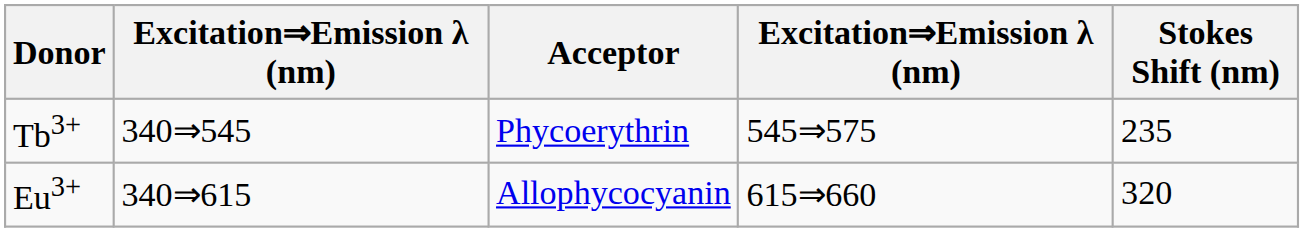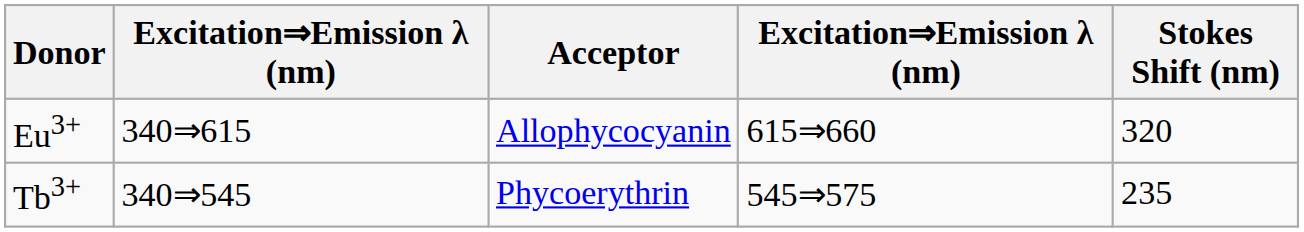rows swapped: (47, 193) <-> (47, 130)
